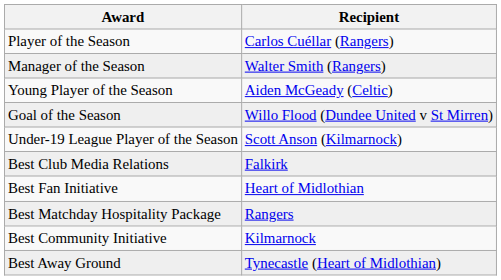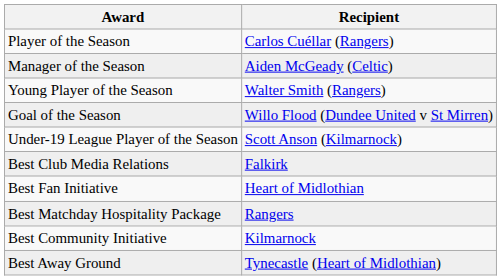(315, 66) Walter Smith (Rangers) -> (319, 66) Aiden McGeady (Celtic)
(319, 90) Aiden McGeady (Celtic) -> (315, 90) Walter Smith (Rangers)
